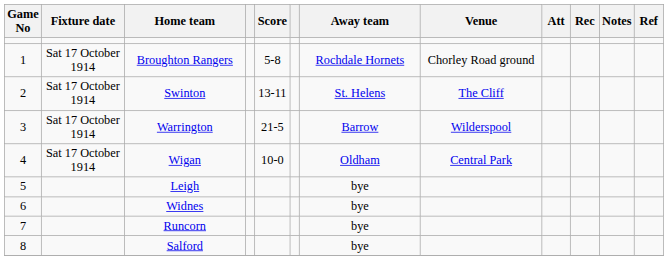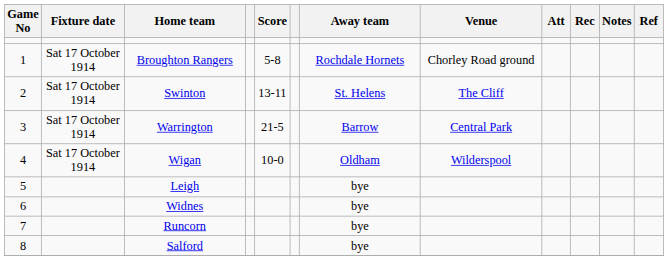(481, 127) Wilderspool -> (481, 127) Central Park
(481, 160) Central Park -> (481, 160) Wilderspool
